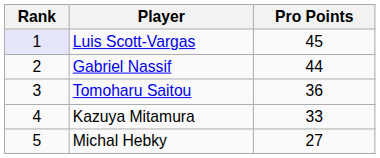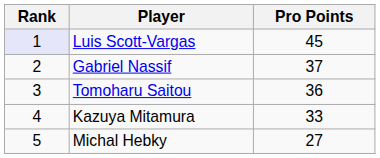(314, 66) 44 -> (314, 66) 37
